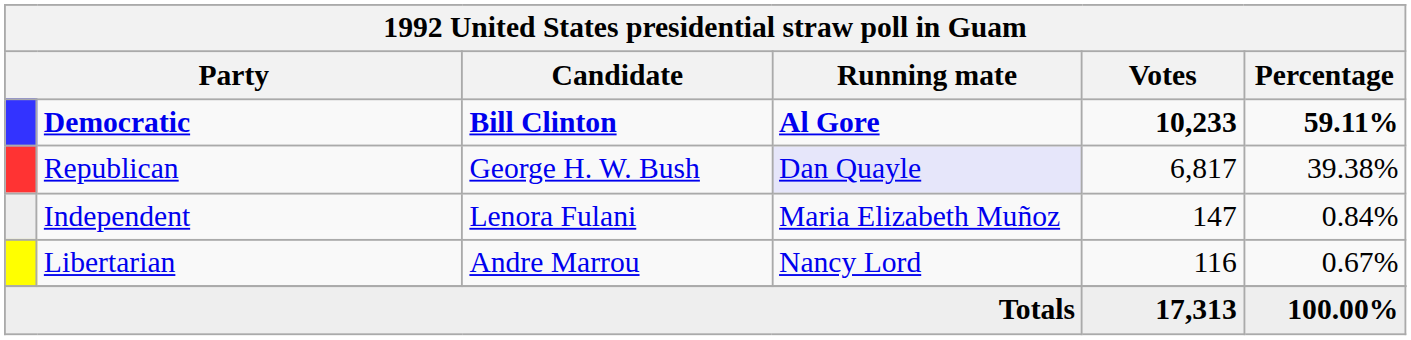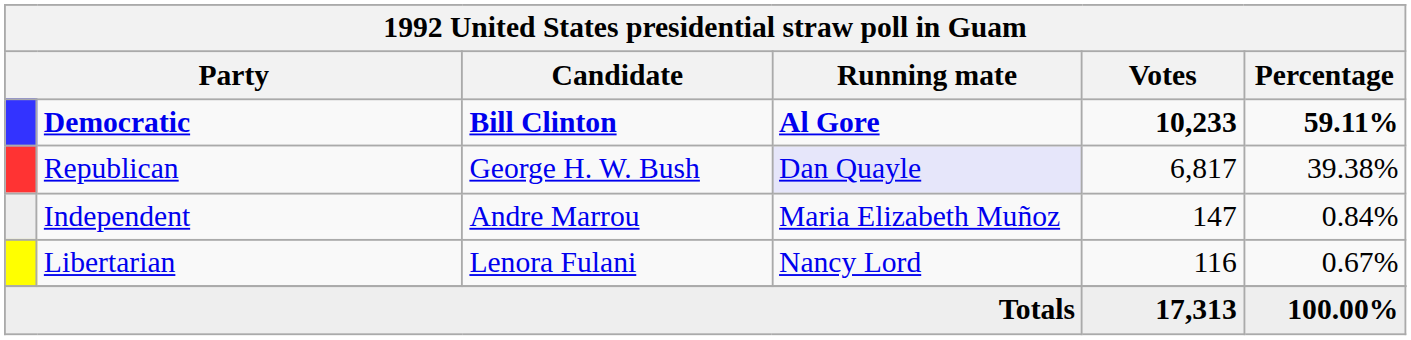(553, 215) Lenora Fulani -> (554, 215) Andre Marrou
(554, 262) Andre Marrou -> (553, 262) Lenora Fulani
